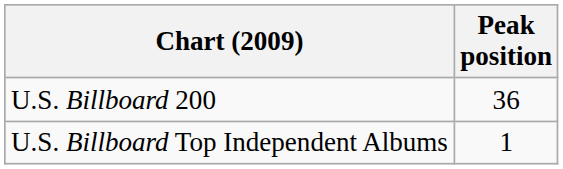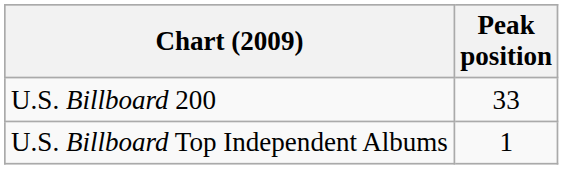(506, 99) 36 -> (506, 99) 33
